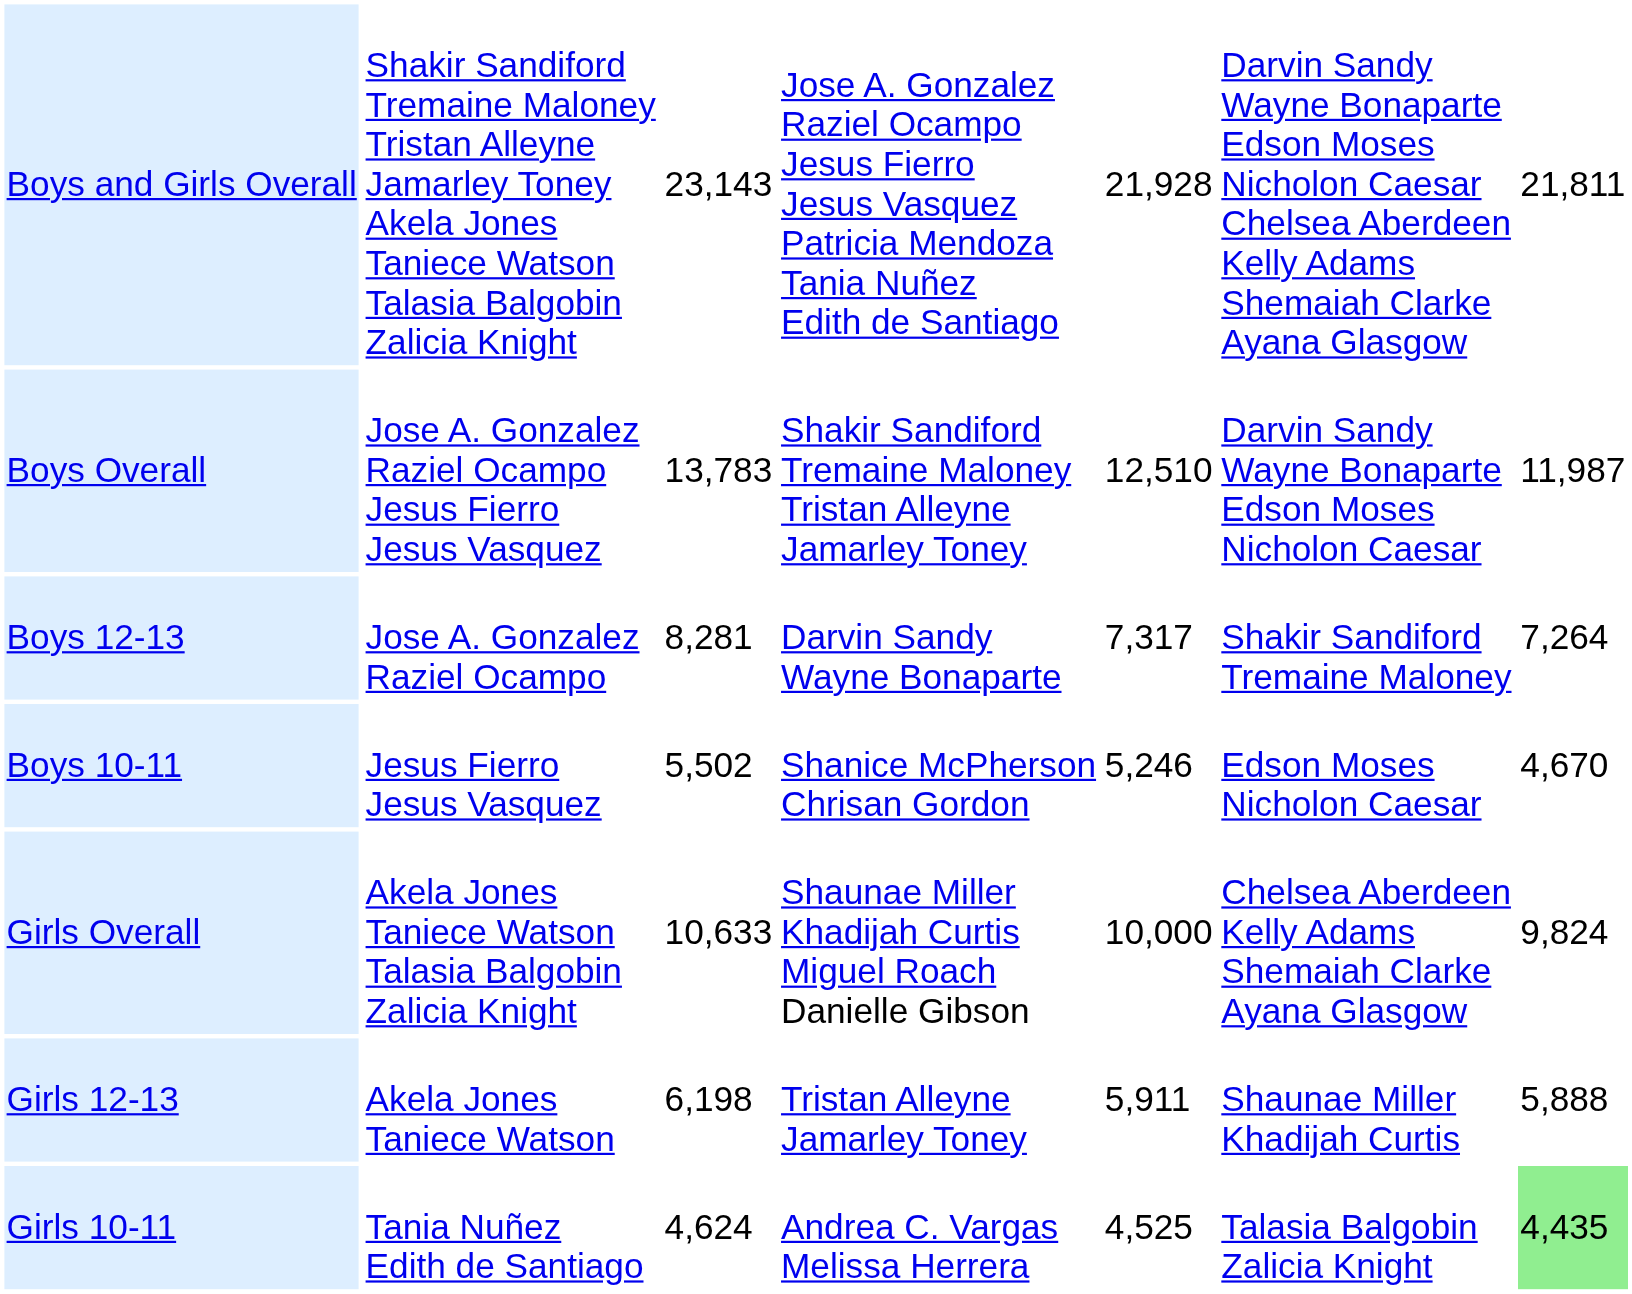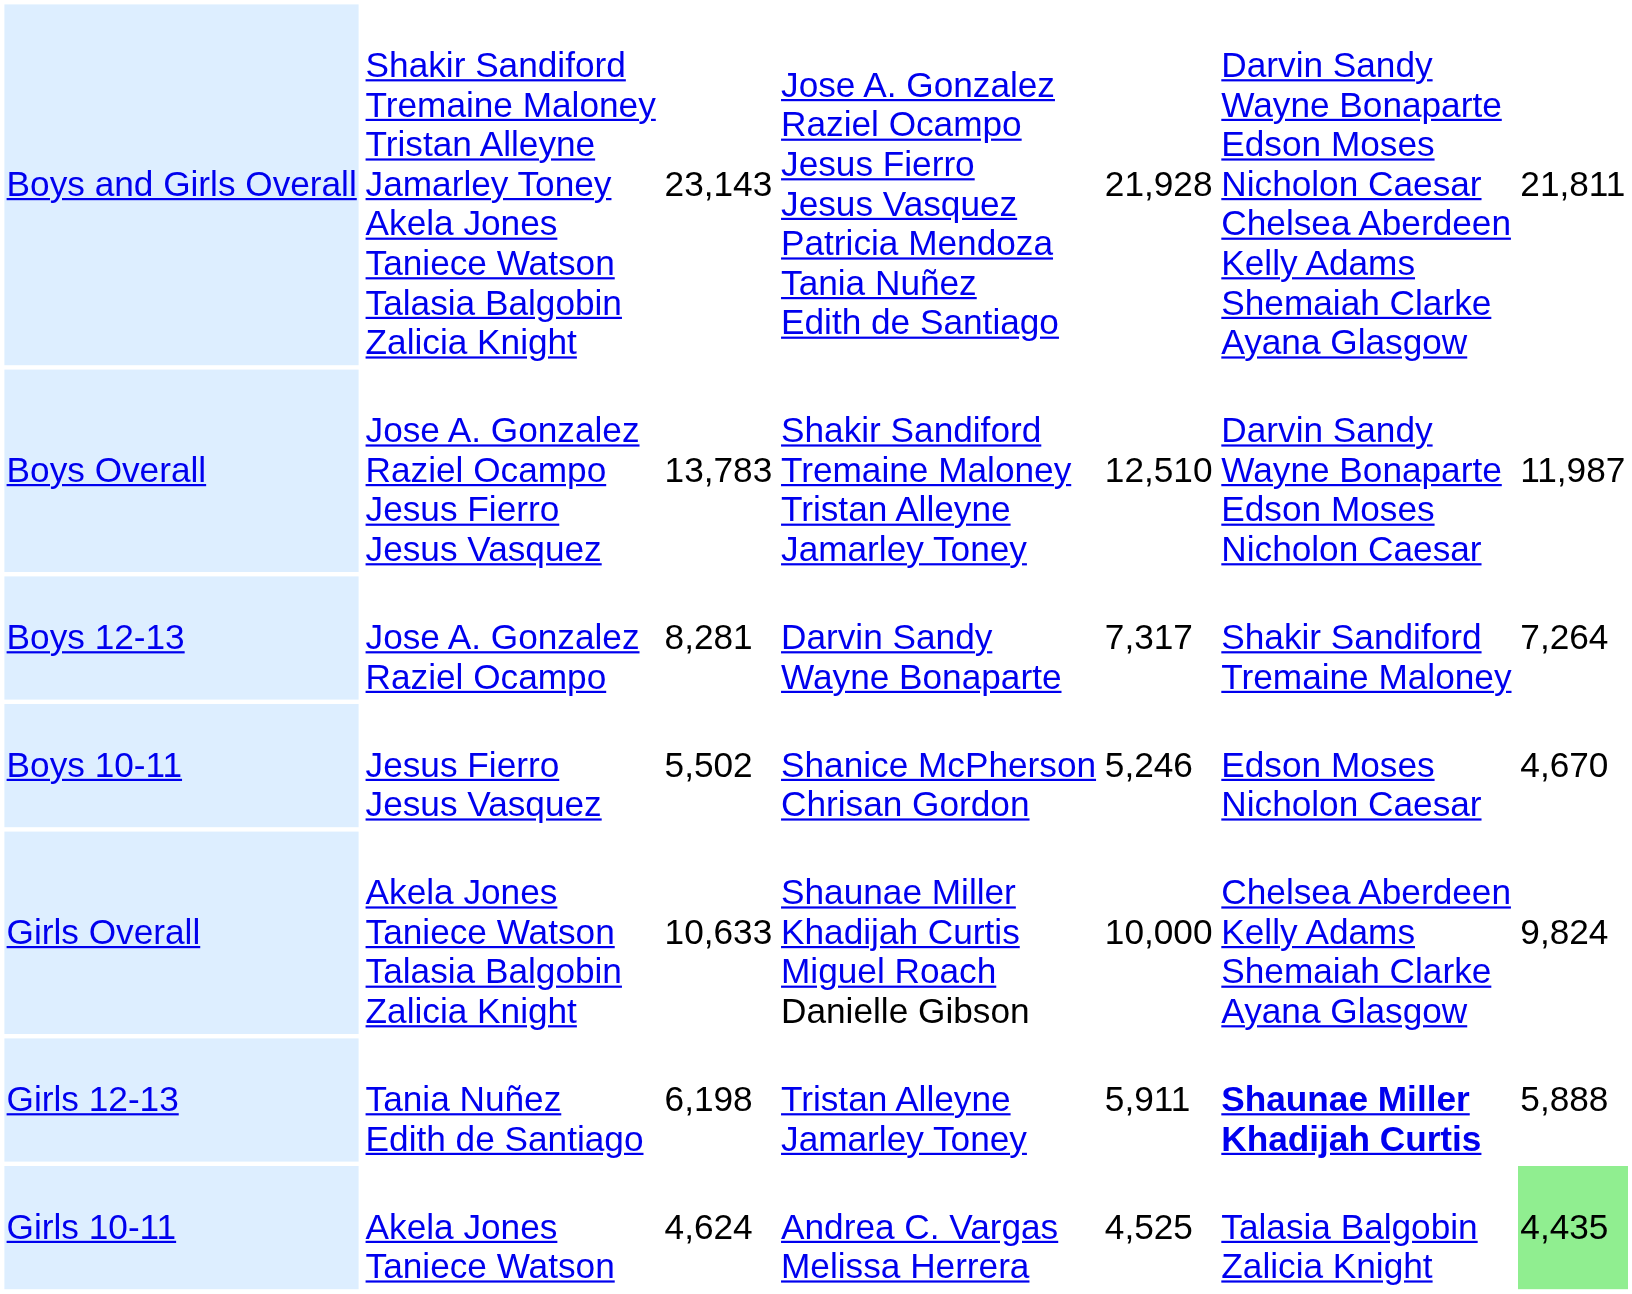(490, 1119) Akela Jones Taniece Watson -> (505, 1119) Tania Nuñez Edith de Santiago
(1341, 1119) normal -> (1351, 1119) bold
(505, 1246) Tania Nuñez Edith de Santiago -> (490, 1246) Akela Jones Taniece Watson
